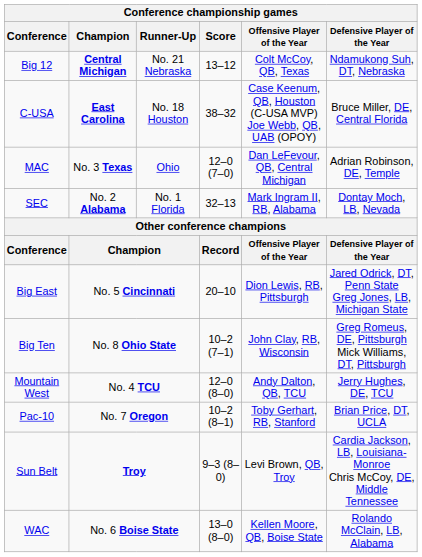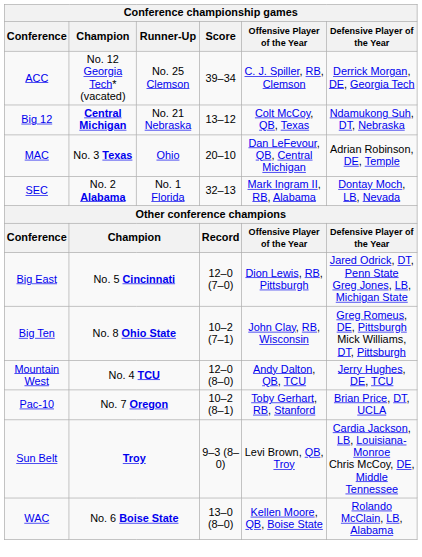+ row: (37, 78)
- row: (37, 113)
(221, 167) 12–0 (7–0) -> (221, 155) 20–10
(221, 291) 20–10 -> (221, 279) 12–0 (7–0)
